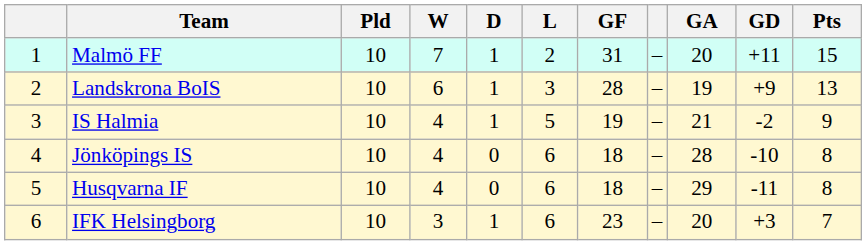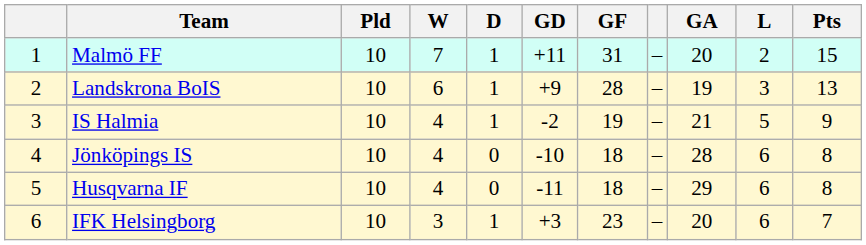columns swapped: (550, 21) <-> (764, 21)
